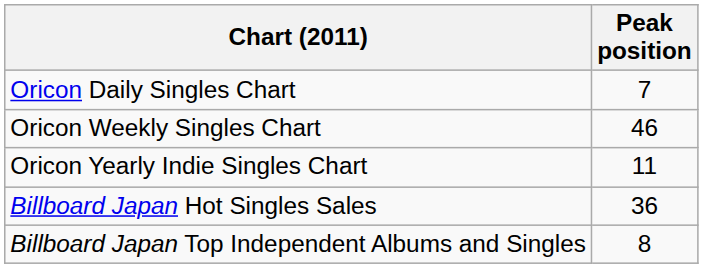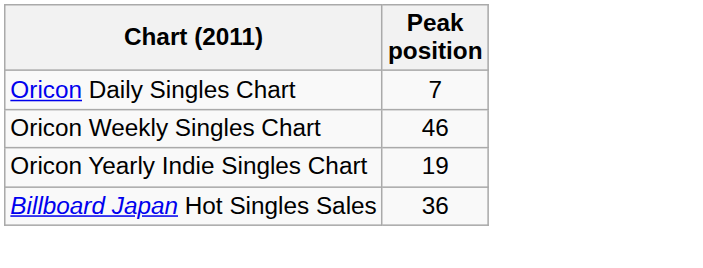(644, 166) 11 -> (435, 166) 19
- row: (298, 243)
